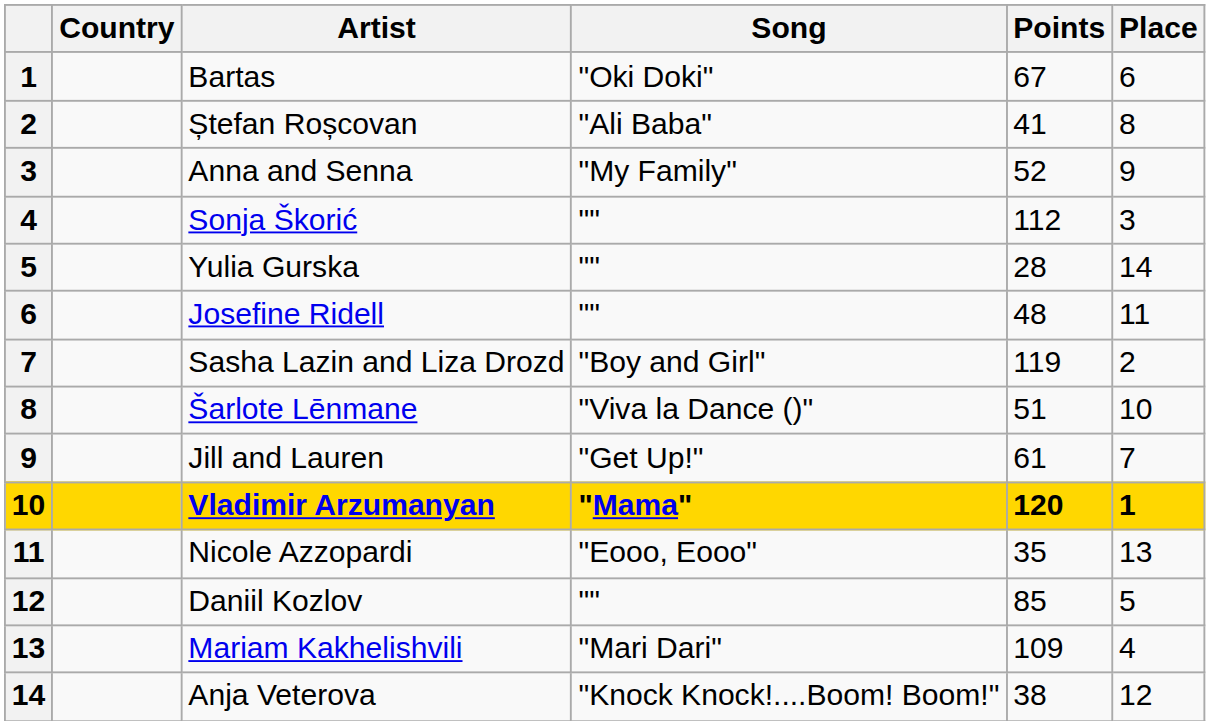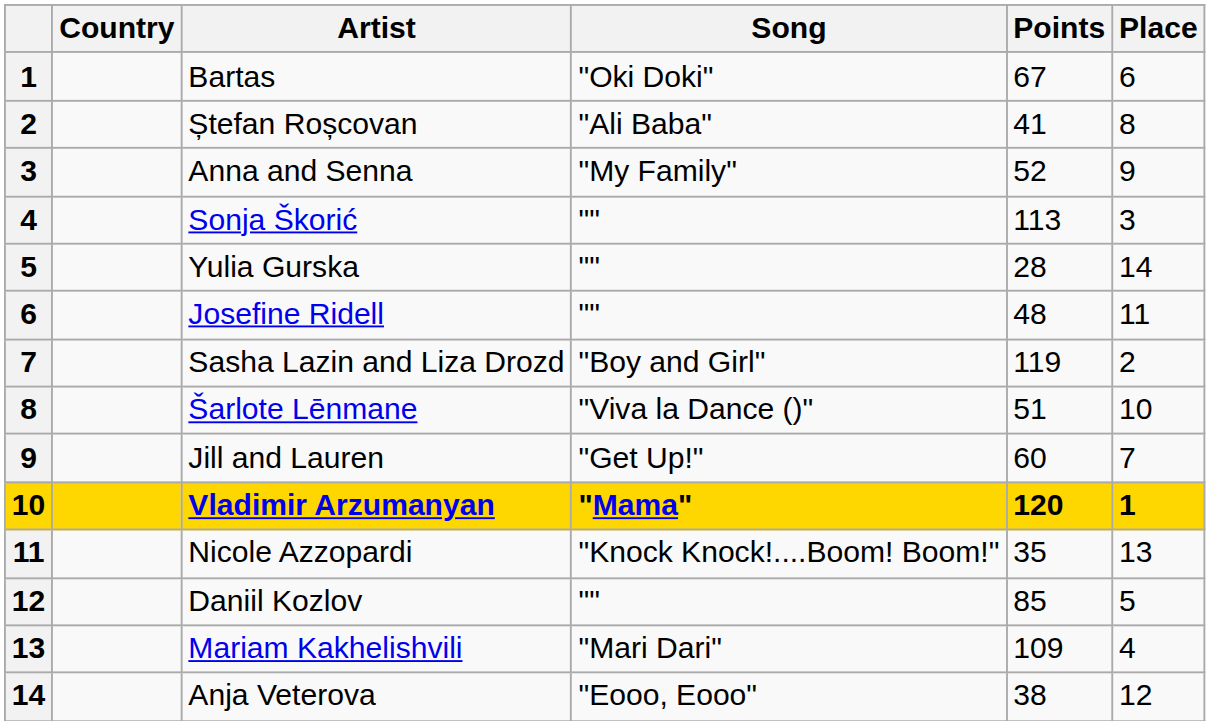(1037, 219) 112 -> (1037, 219) 113
(1030, 457) 61 -> (1030, 457) 60
(668, 553) "Еооо, Еооо" -> (789, 553) "Knock Knock!....Boom! Boom!"
(789, 696) "Knock Knock!....Boom! Boom!" -> (668, 696) "Еооо, Еооо"
